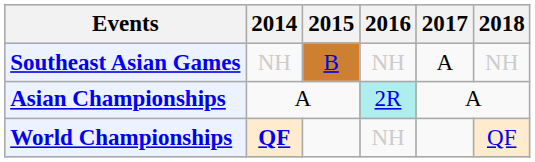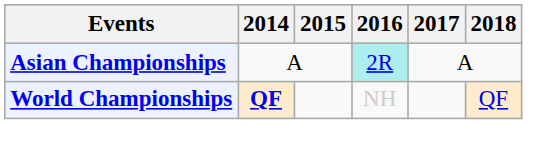- row: (125, 61)
